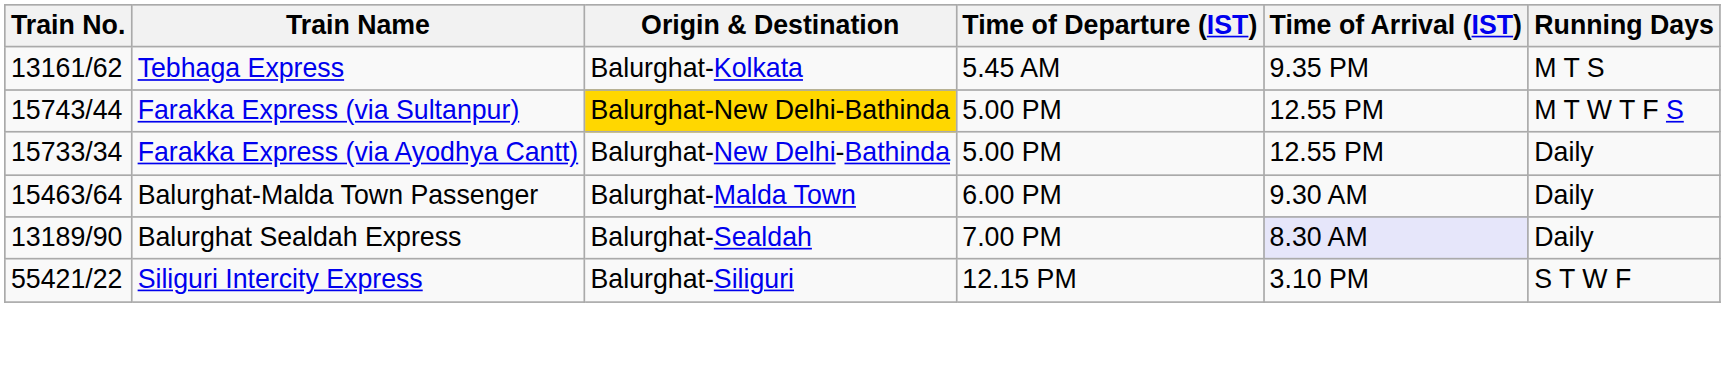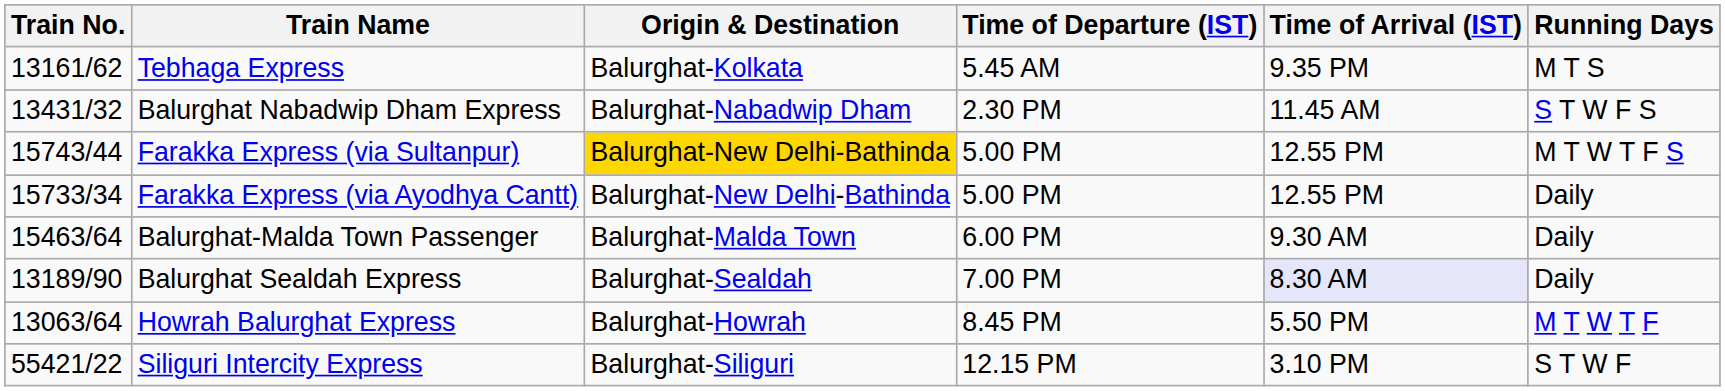+ row: (349, 110)
+ row: (297, 322)
